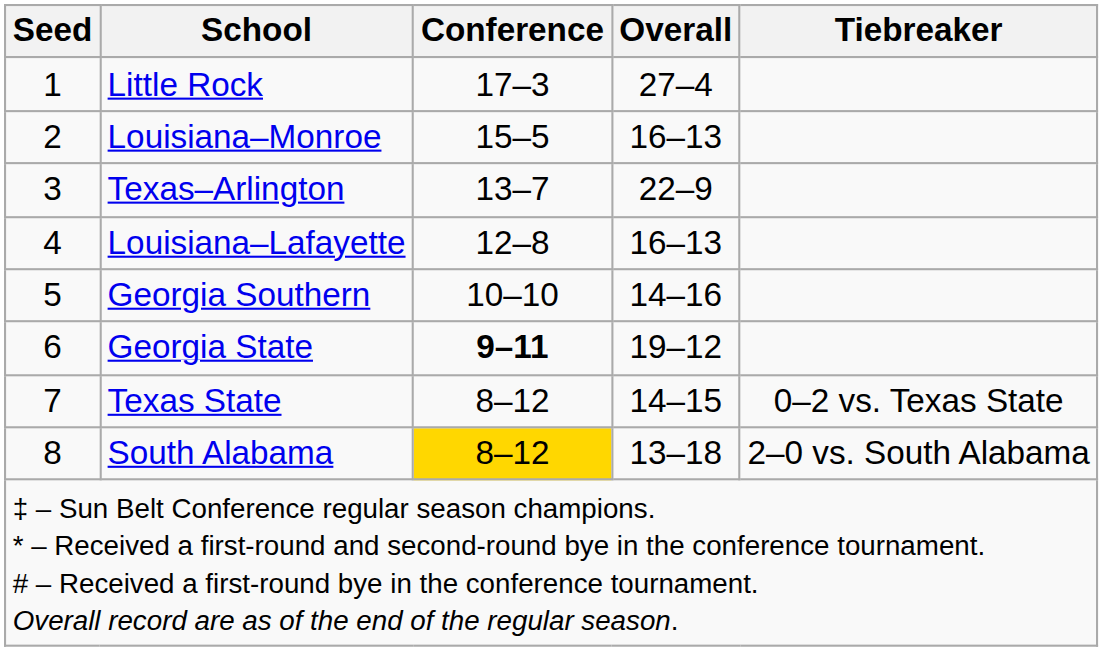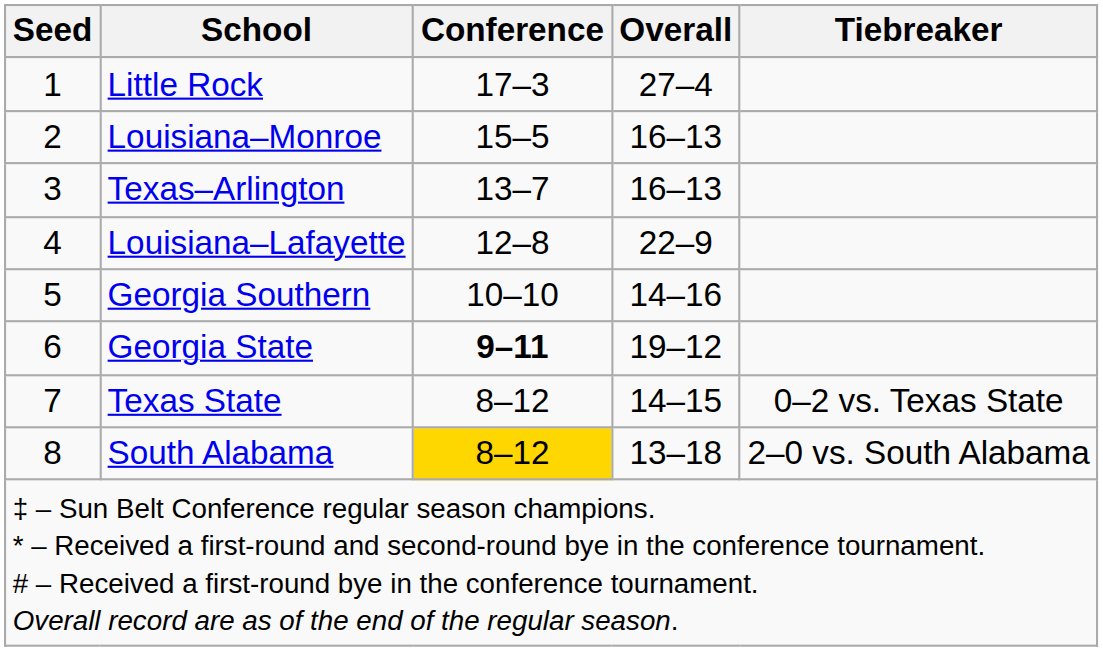(676, 189) 22–9 -> (676, 189) 16–13
(676, 242) 16–13 -> (676, 242) 22–9
